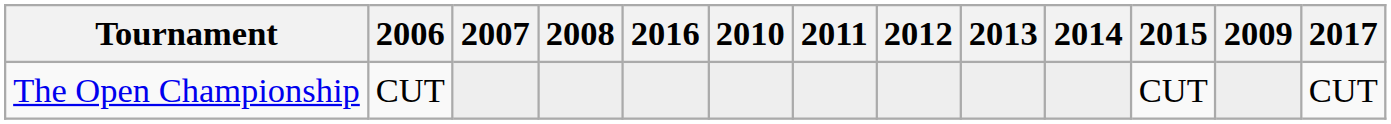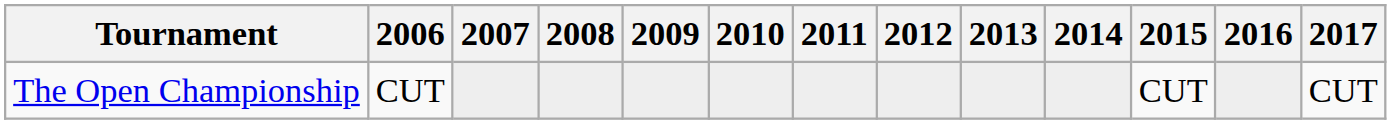columns swapped: (1258, 33) <-> (665, 33)
